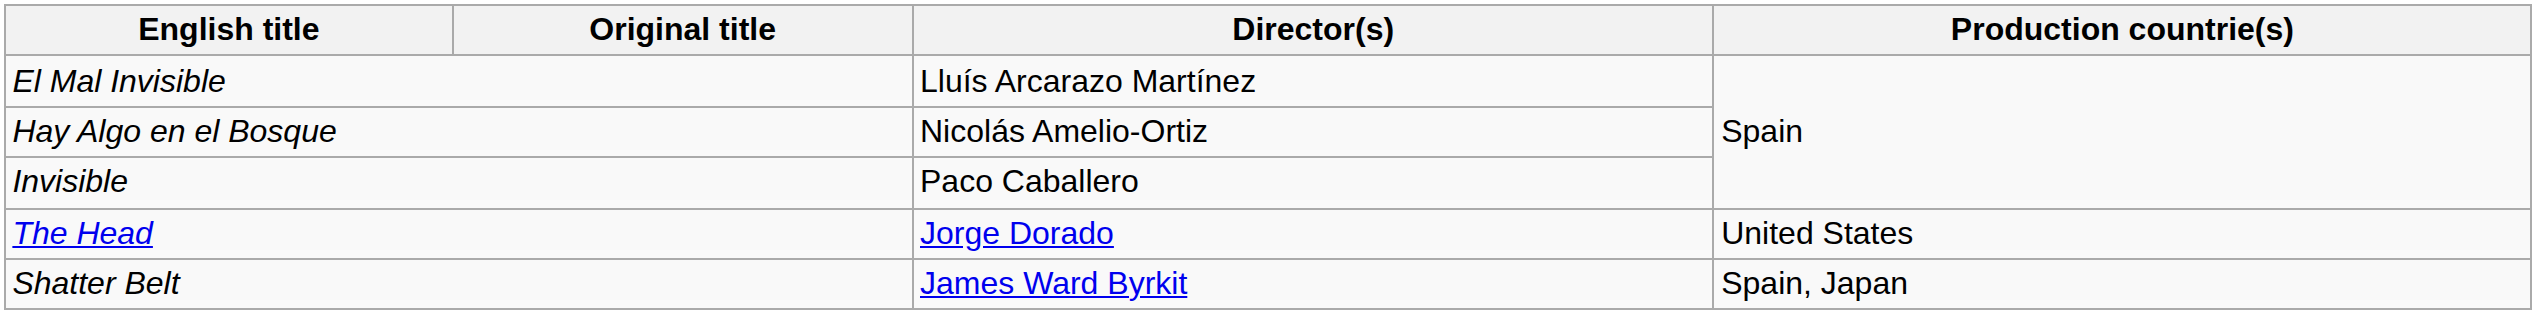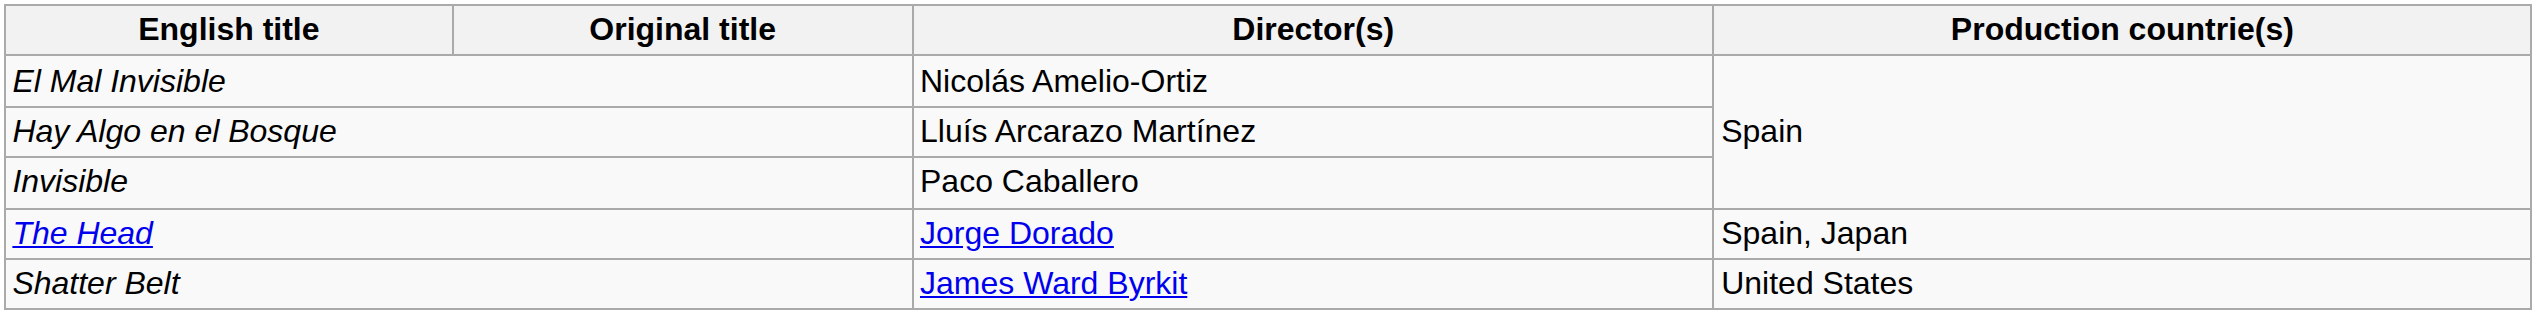(1088, 80) Lluís Arcarazo Martínez -> (1064, 80) Nicolás Amelio-Ortiz
(1064, 131) Nicolás Amelio-Ortiz -> (1088, 131) Lluís Arcarazo Martínez
(1817, 232) United States -> (1815, 232) Spain, Japan
(1815, 283) Spain, Japan -> (1817, 283) United States
